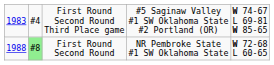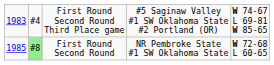(16, 49) 1988 -> (16, 49) 1985
